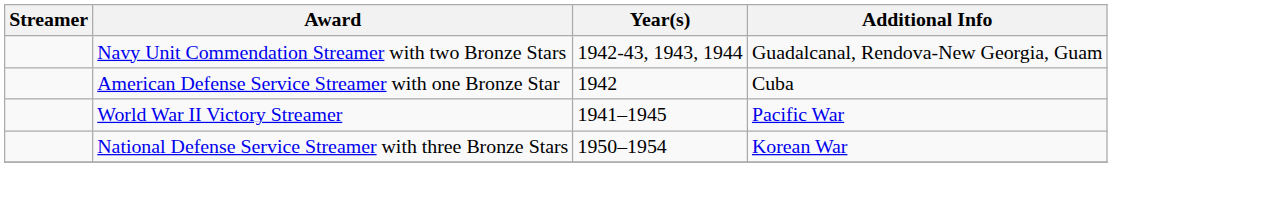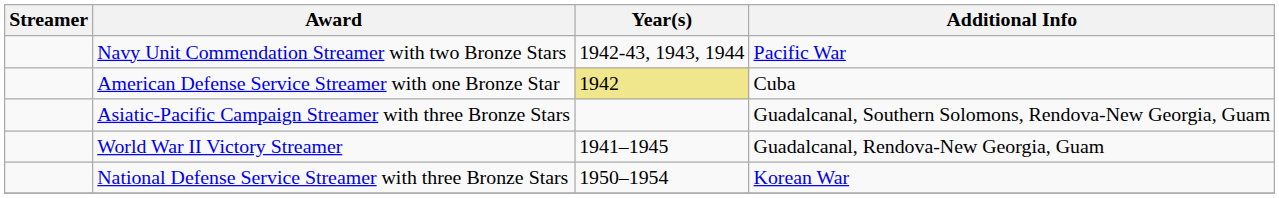(927, 51) Guadalcanal, Rendova-New Georgia, Guam -> (800, 51) Pacific War
(597, 83) no background -> (599, 83) khaki background
+ row: (334, 114)
(798, 114) Pacific War -> (929, 146) Guadalcanal, Rendova-New Georgia, Guam
